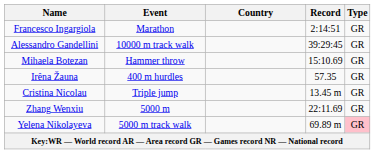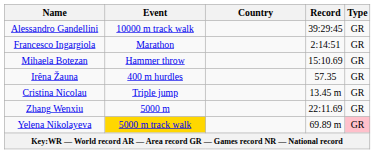rows swapped: (55, 28) <-> (55, 44)
(155, 124) no background -> (155, 124) gold background
